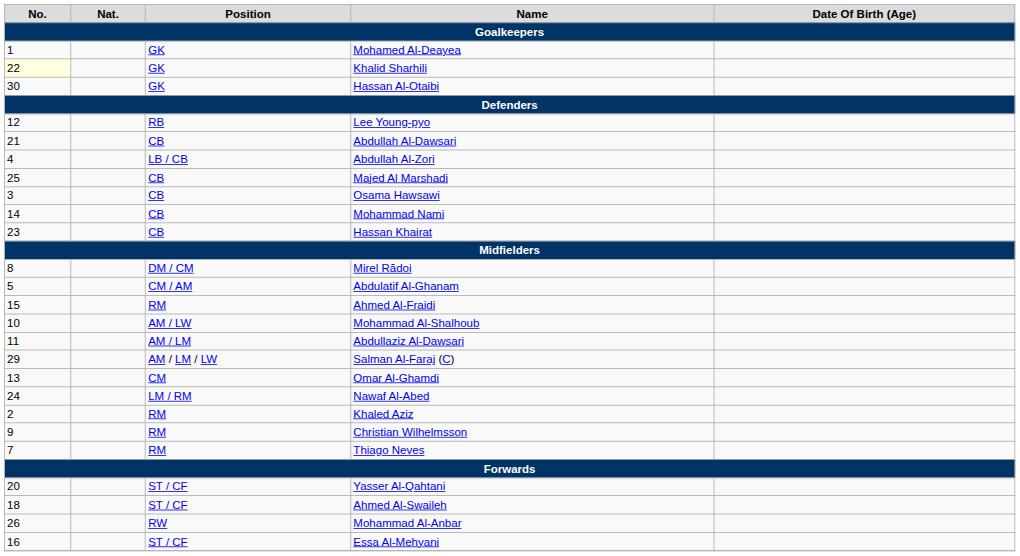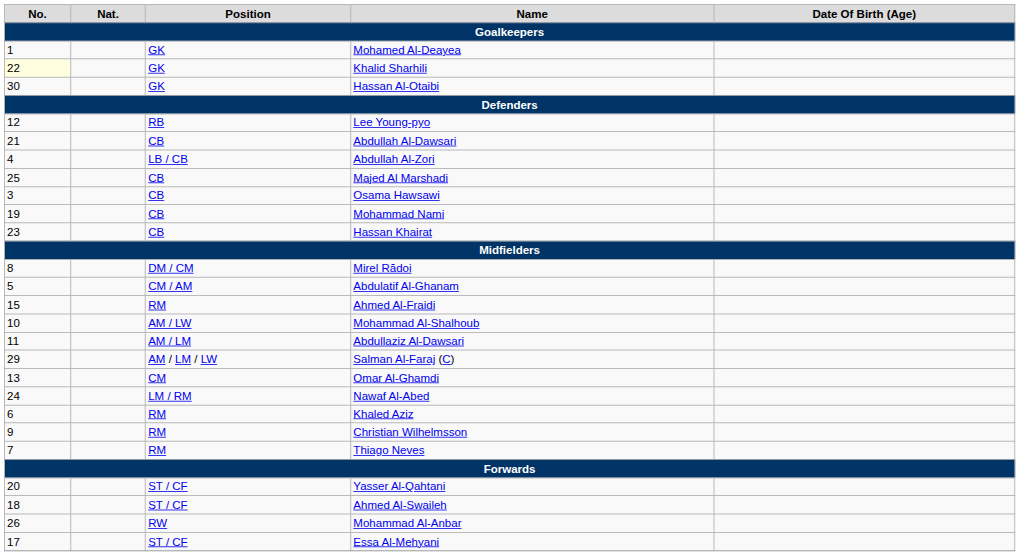(14, 214) 14 -> (14, 214) 19
(10, 414) 2 -> (10, 414) 6
(14, 542) 16 -> (14, 542) 17
